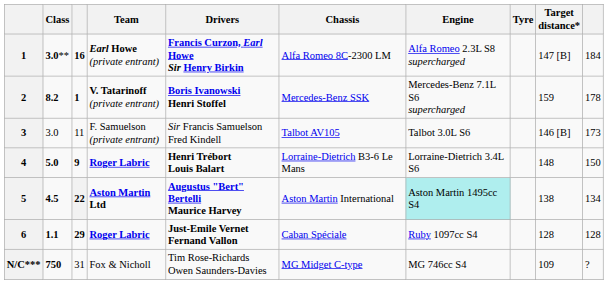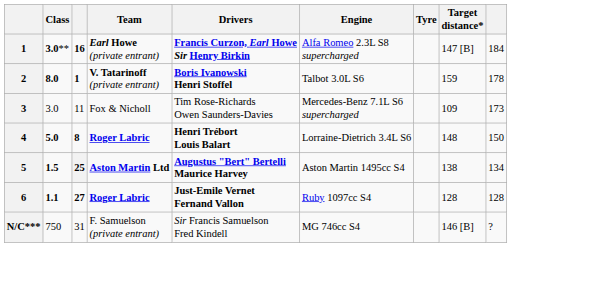- column: (342, 19)
(52, 97) 8.2 -> (52, 78) 8.0
(452, 97) Mercedes-Benz 7.1L S6 supercharged -> (333, 78) Talbot 3.0L S6
(124, 133) F. Samuelson (private entrant) -> (120, 108) Fox & Nicholl
(215, 133) Sir Francis Samuelson Fred Kindell -> (224, 108) Tim Rose-Richards Owen Saunders-Davies
(439, 133) Talbot 3.0L S6 -> (352, 108) Mercedes-Benz 7.1L S6 supercharged
(554, 133) 146 [B] -> (449, 108) 109
(77, 163) 9 -> (77, 138) 8
(52, 199) 4.5 -> (52, 168) 1.5
(79, 199) 22 -> (79, 168) 25
(453, 199) paleturquoise background -> (353, 168) no background
(79, 235) 29 -> (79, 197) 27
(53, 264) bold -> (53, 227) normal
(120, 264) Fox & Nicholl -> (124, 227) F. Samuelson (private entrant)
(217, 264) Tim Rose-Richards Owen Saunders-Davies -> (221, 227) Sir Francis Samuelson Fred Kindell
(546, 264) 109 -> (458, 227) 146 [B]
